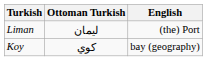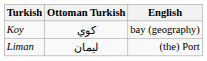rows swapped: (20, 29) <-> (15, 47)
